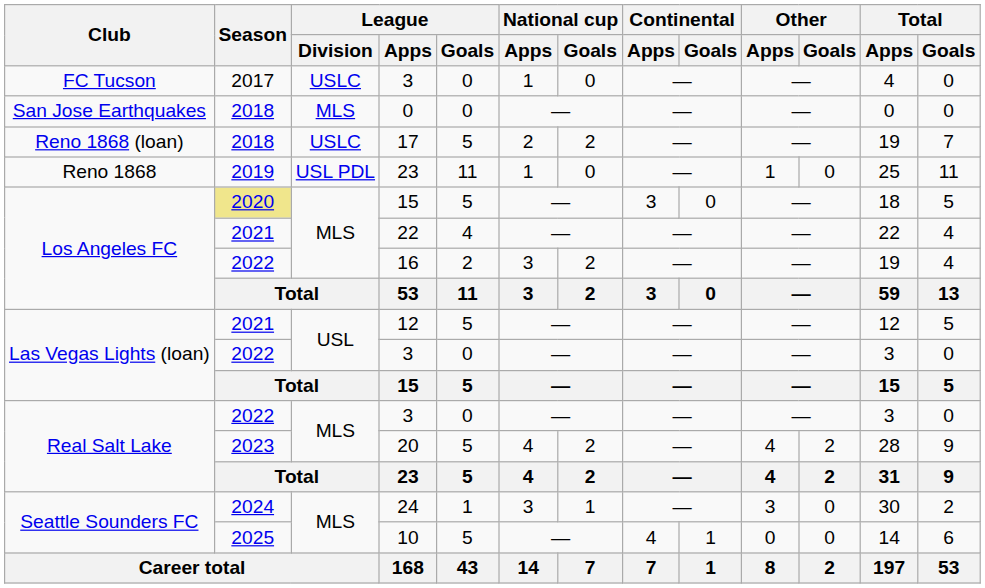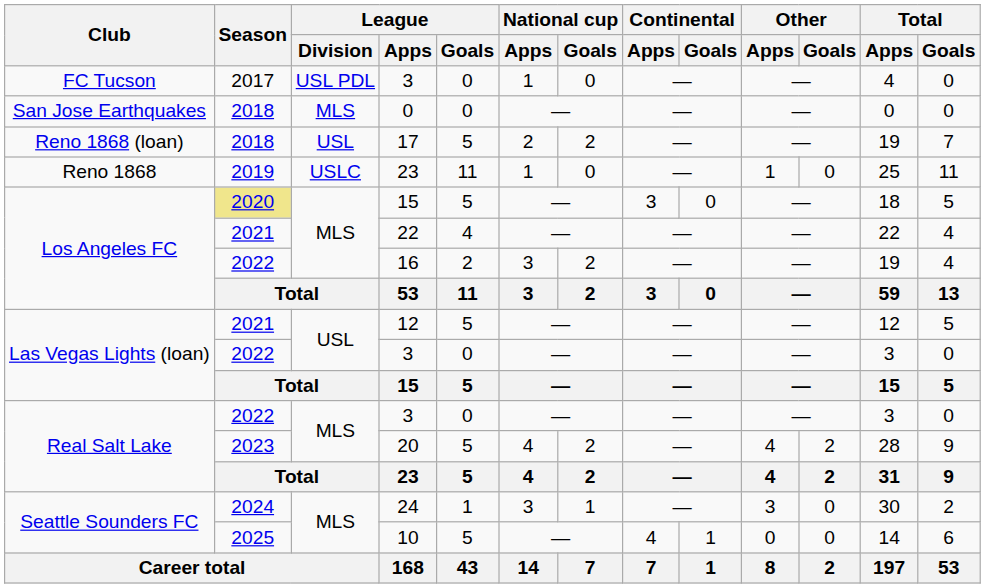(335, 80) USLC -> (335, 80) USL PDL
(335, 141) USLC -> (335, 141) USL
(335, 171) USL PDL -> (335, 171) USLC
